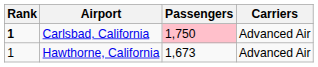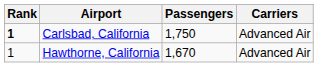(180, 33) pink background -> (180, 33) no background
(180, 53) 1,673 -> (180, 53) 1,670
